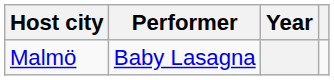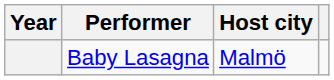columns swapped: (289, 22) <-> (57, 22)
